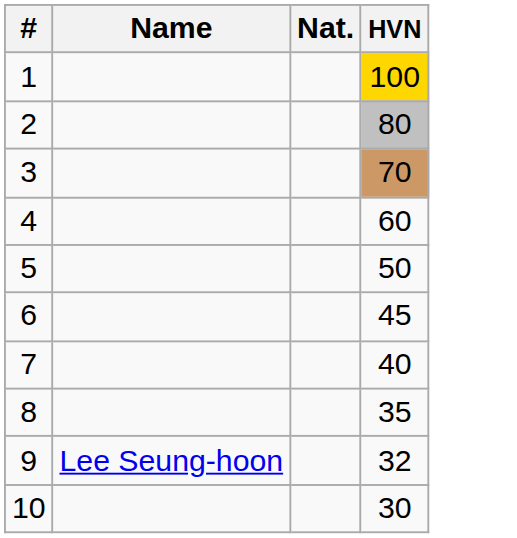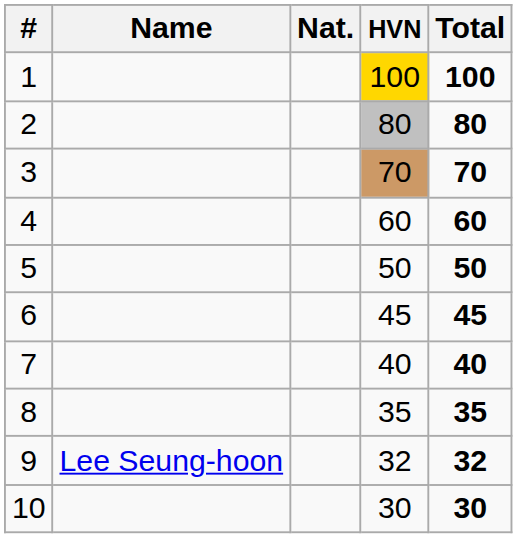+ column: (470, 28)
